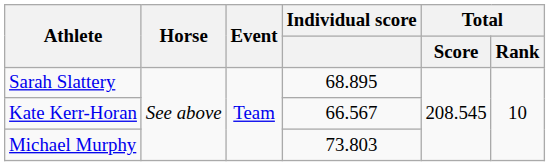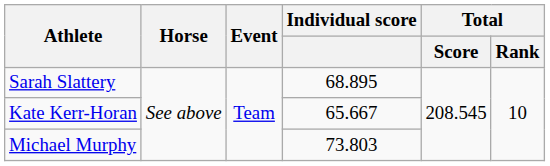(352, 113) 66.567 -> (352, 113) 65.667
